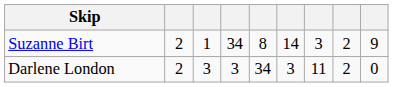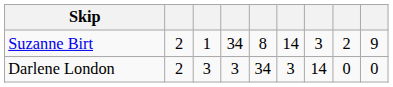(319, 69) 11 -> (319, 69) 14
(347, 69) 2 -> (347, 69) 0
